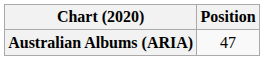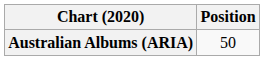(228, 42) 47 -> (228, 42) 50
